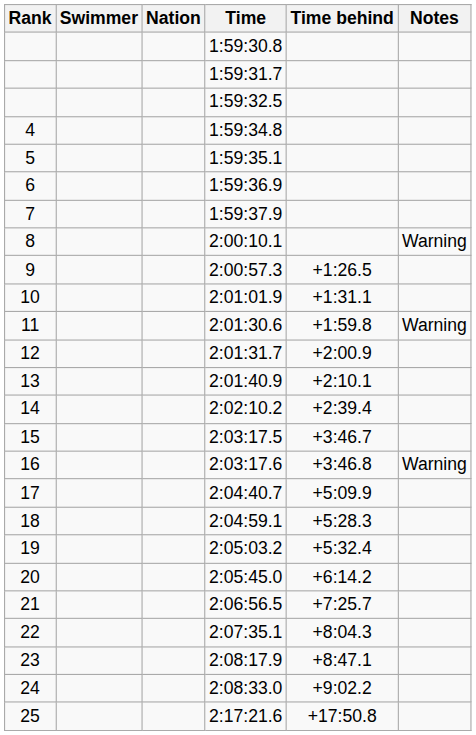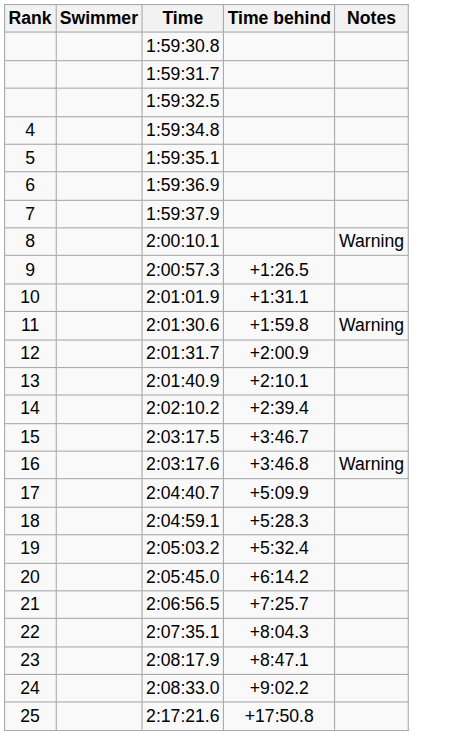- column: (174, 18)
